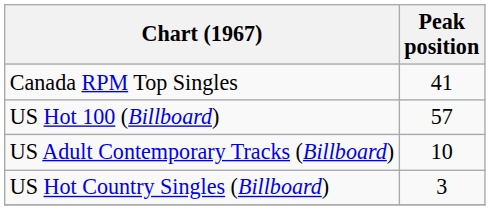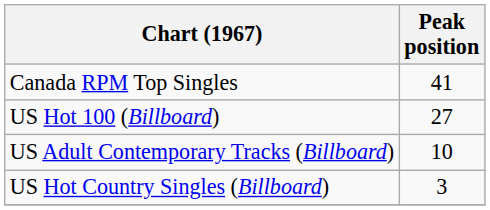(442, 116) 57 -> (442, 116) 27
